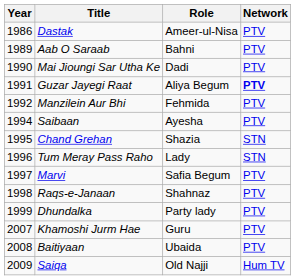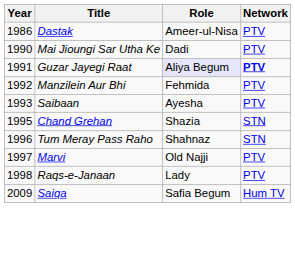- row: (73, 49)
(197, 85) no background -> (197, 67) lavender background
(20, 121) 1994 -> (20, 103) 1993
(178, 157) Lady -> (188, 139) Shahnaz
(198, 175) Safia Begum -> (187, 157) Old Najji
(188, 193) Shahnaz -> (178, 175) Lady
- row: (65, 211)
- row: (89, 229)
- row: (61, 247)
(187, 265) Old Najji -> (198, 193) Safia Begum
